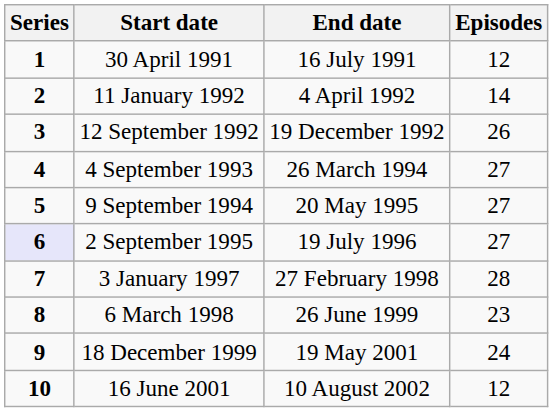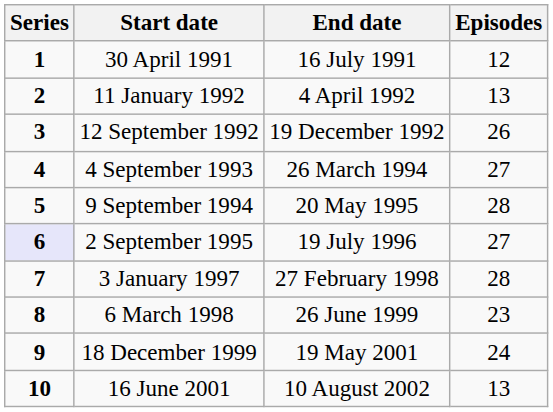(499, 95) 14 -> (499, 95) 13
(499, 205) 27 -> (499, 205) 28
(499, 388) 12 -> (499, 388) 13
